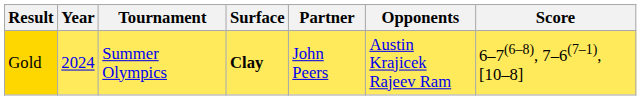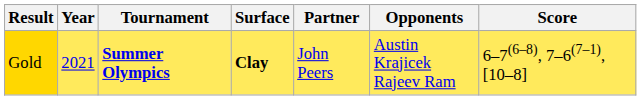(78, 62) 2024 -> (78, 62) 2021
(135, 62) normal -> (136, 62) bold
